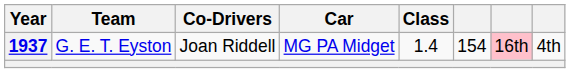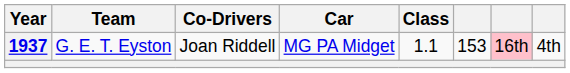(426, 46) 1.4 -> (426, 46) 1.1
(472, 46) 154 -> (472, 46) 153
